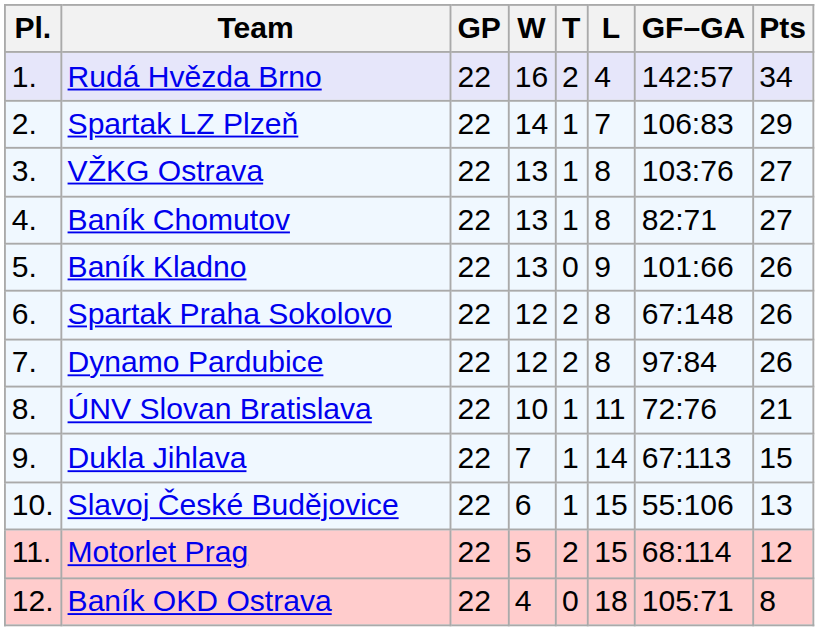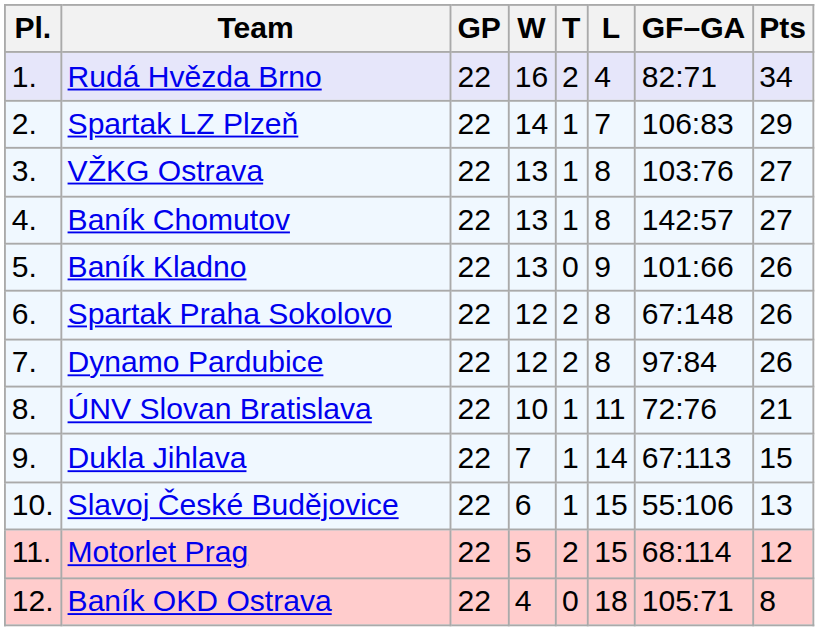(688, 76) 142:57 -> (679, 76) 82:71
(679, 219) 82:71 -> (688, 219) 142:57
